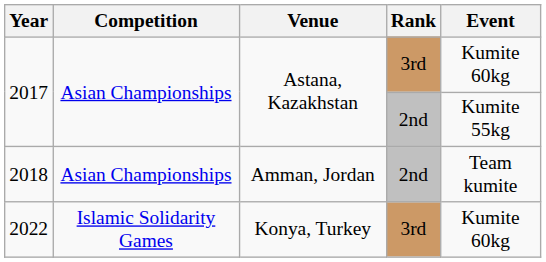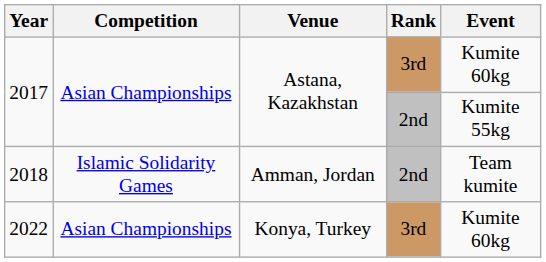(146, 174) Asian Championships -> (146, 174) Islamic Solidarity Games
(146, 229) Islamic Solidarity Games -> (146, 229) Asian Championships
